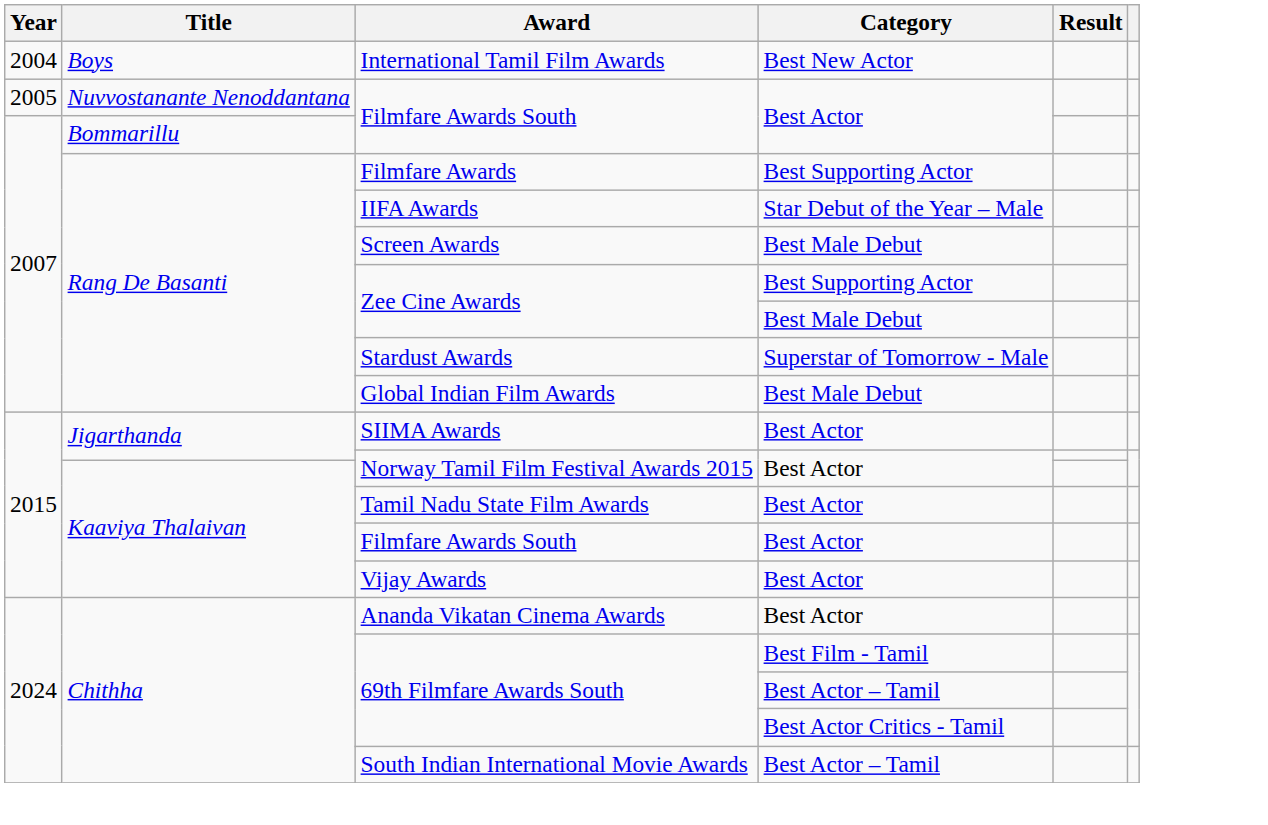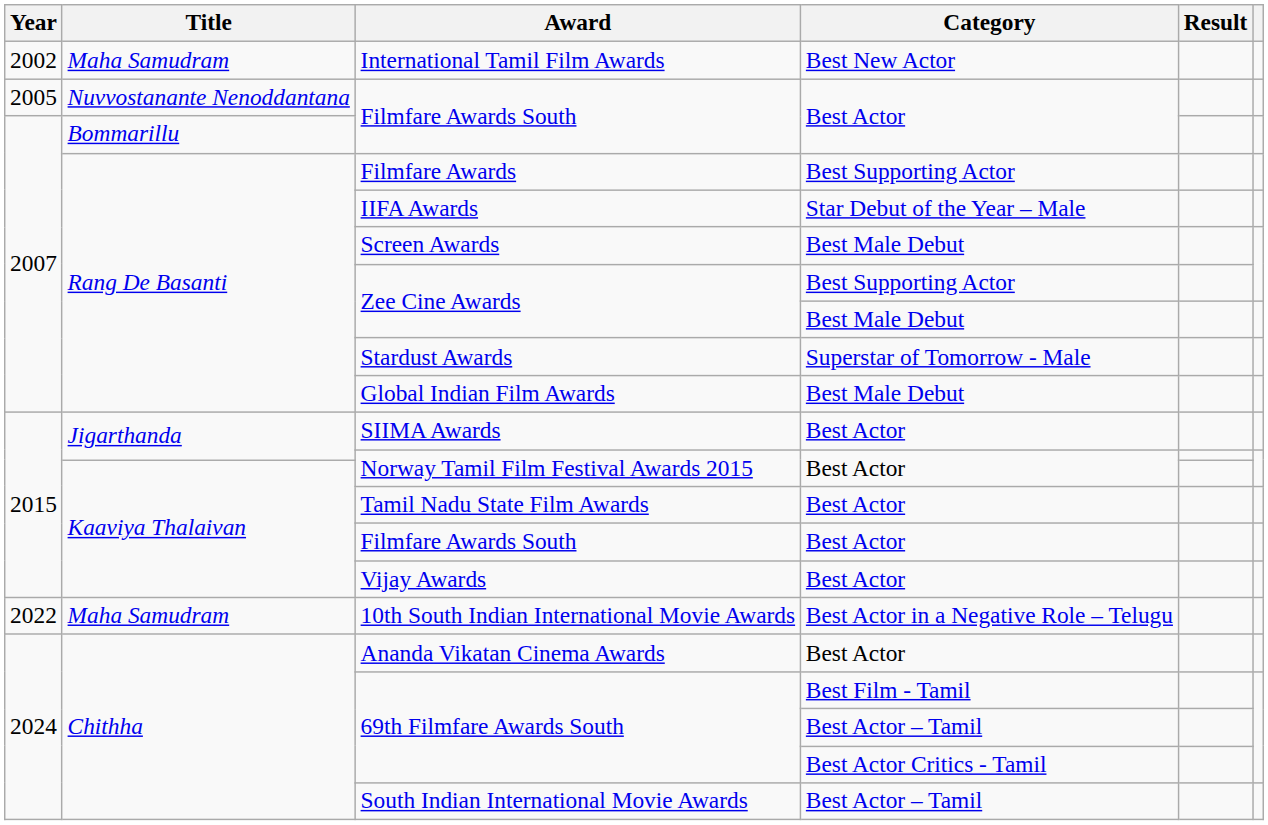(33, 60) 2004 -> (33, 60) 2002
(90, 60) Boys -> (148, 60) Maha Samudram
+ row: (578, 615)
